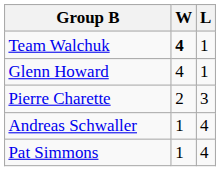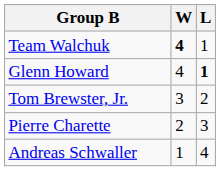(204, 71) normal -> (204, 71) bold
+ row: (68, 98)
- row: (53, 152)
